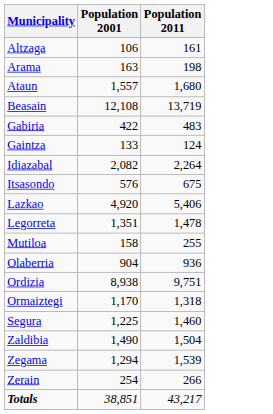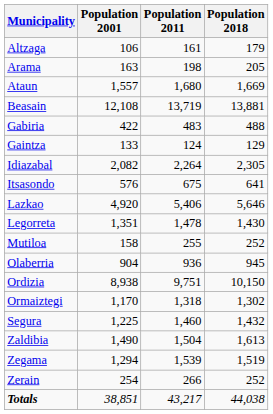+ column: (236, 21)
